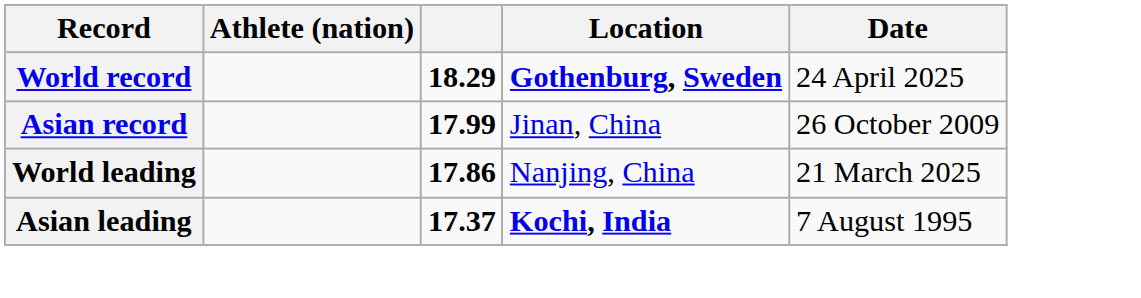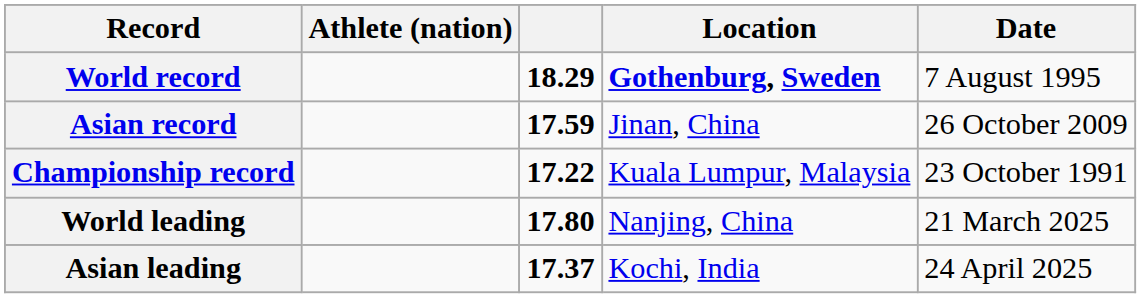(880, 76) 24 April 2025 -> (1013, 76) 7 August 1995
(462, 124) 17.99 -> (560, 124) 17.59
+ row: (153, 172)
(462, 172) 17.86 -> (560, 220) 17.80
(591, 220) bold -> (684, 268) normal
(884, 220) 7 August 1995 -> (1008, 268) 24 April 2025
